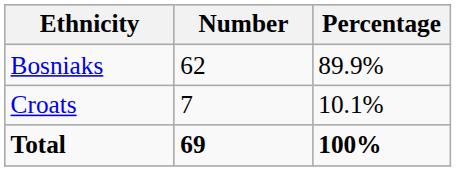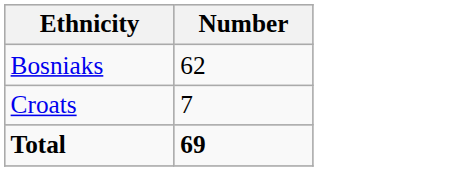- column: (382, 24)
